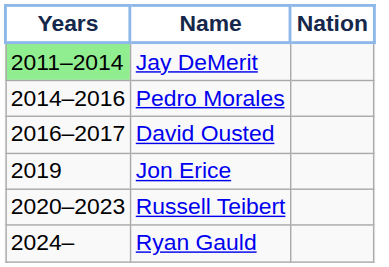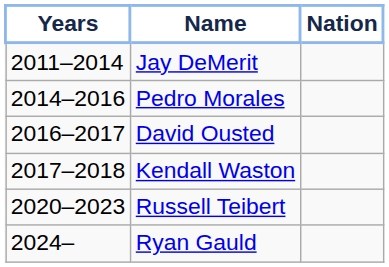(67, 61) lightgreen background -> (67, 61) no background
+ row: (215, 170)
- row: (183, 170)
